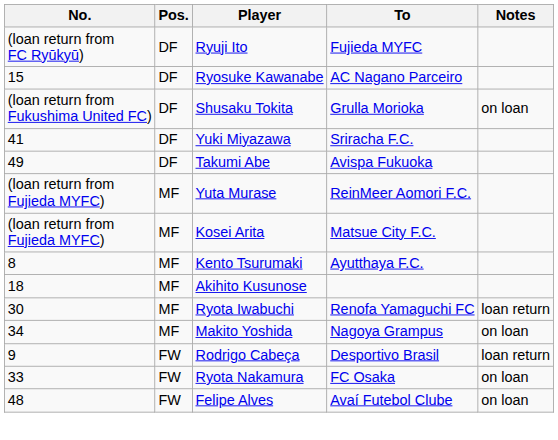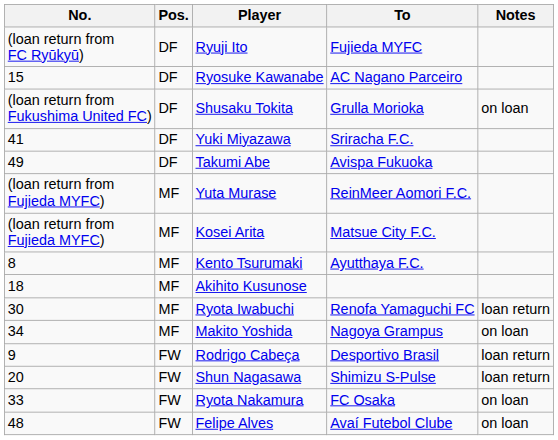+ row: (248, 377)
